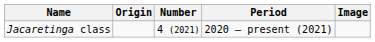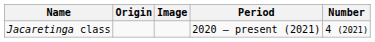columns swapped: (178, 13) <-> (353, 13)
